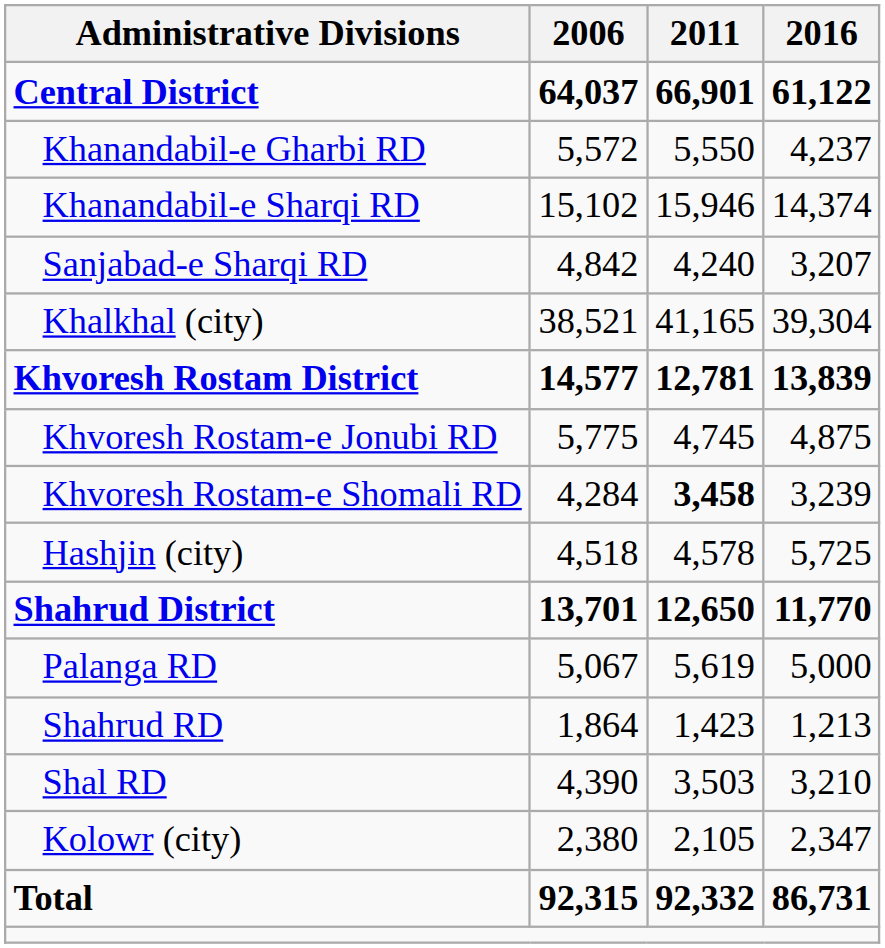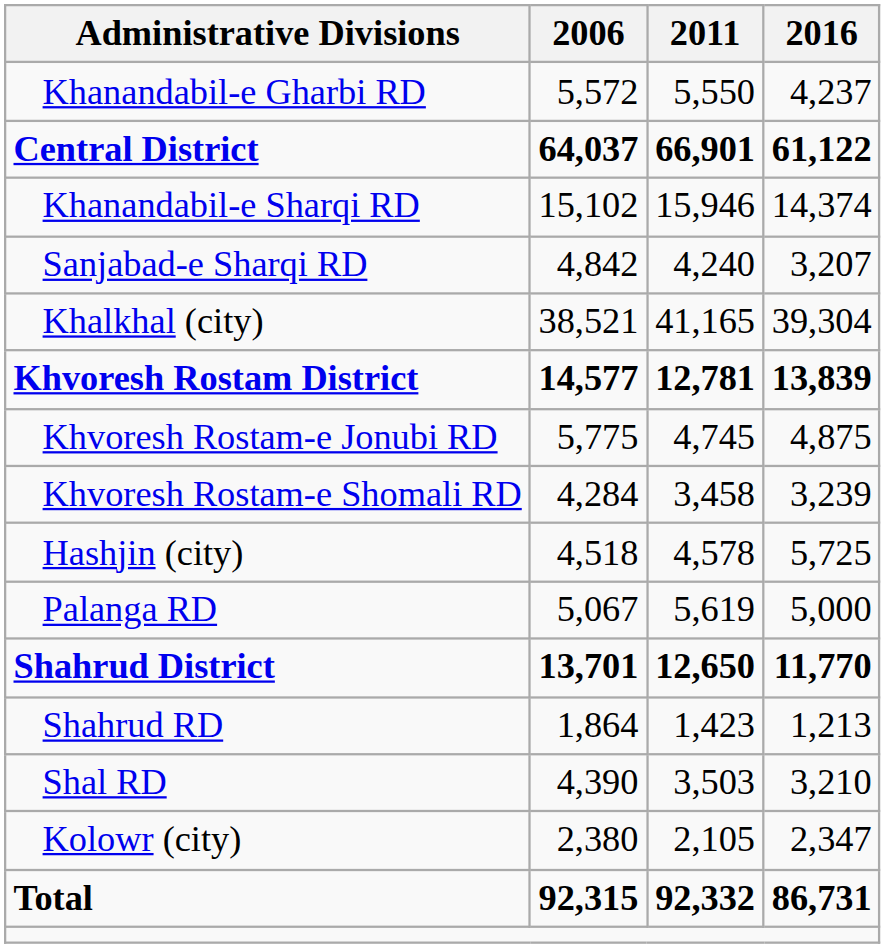rows swapped: (136, 90) <-> (234, 148)
(714, 494) bold -> (714, 494) normal
rows swapped: (144, 609) <-> (130, 666)
